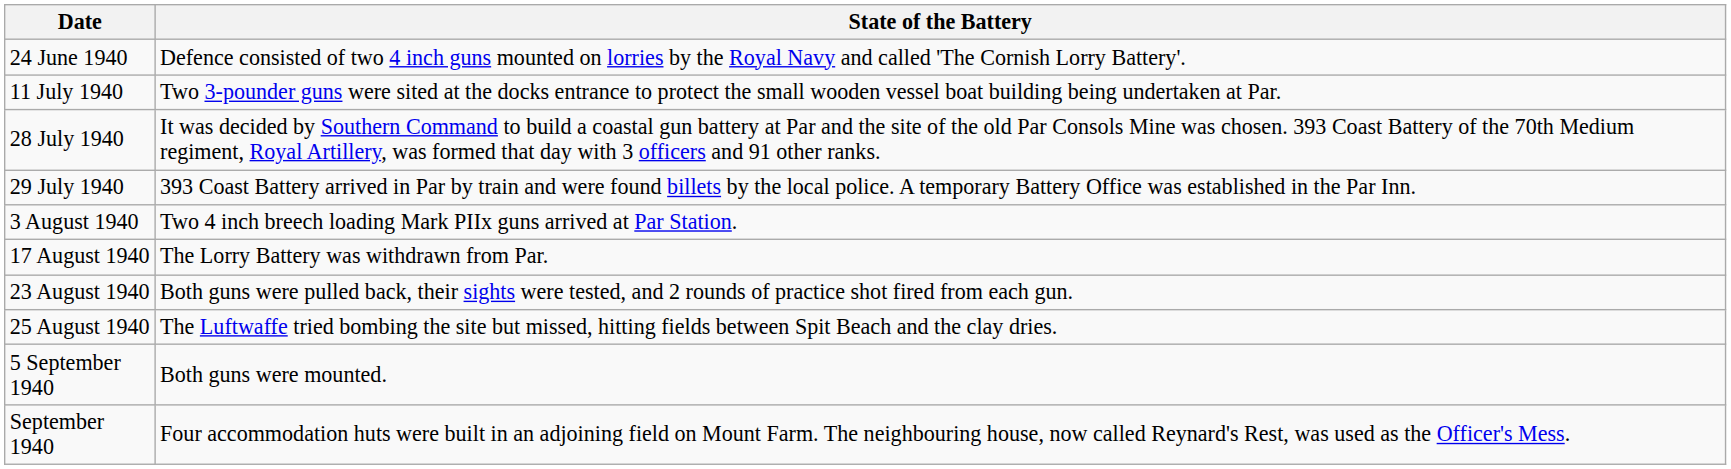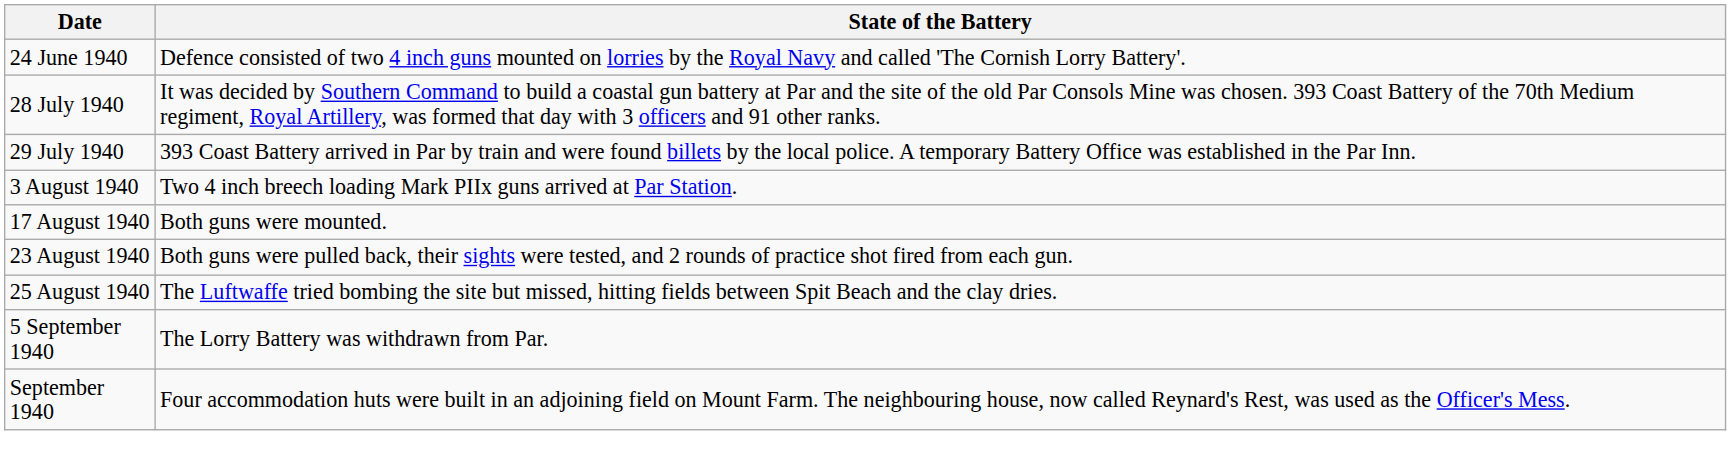- row: (66, 92)
(354, 256) The Lorry Battery was withdrawn from Par. -> (273, 221) Both guns were mounted.
(273, 374) Both guns were mounted. -> (354, 339) The Lorry Battery was withdrawn from Par.
